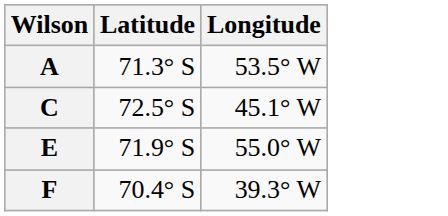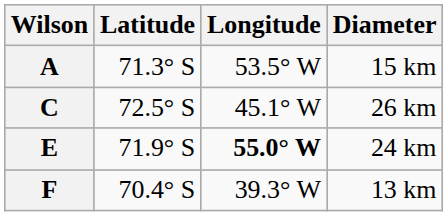+ column: (385, 25)
(278, 148) normal -> (277, 148) bold
